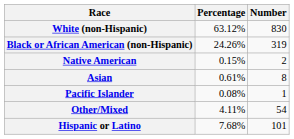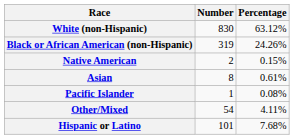columns swapped: (268, 12) <-> (221, 12)
